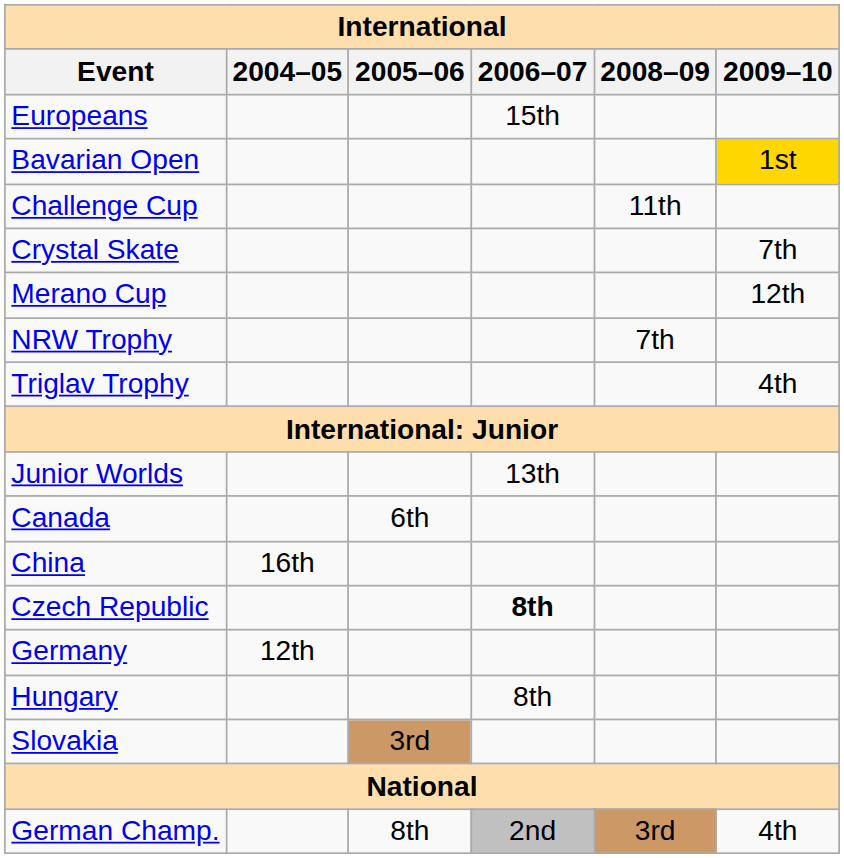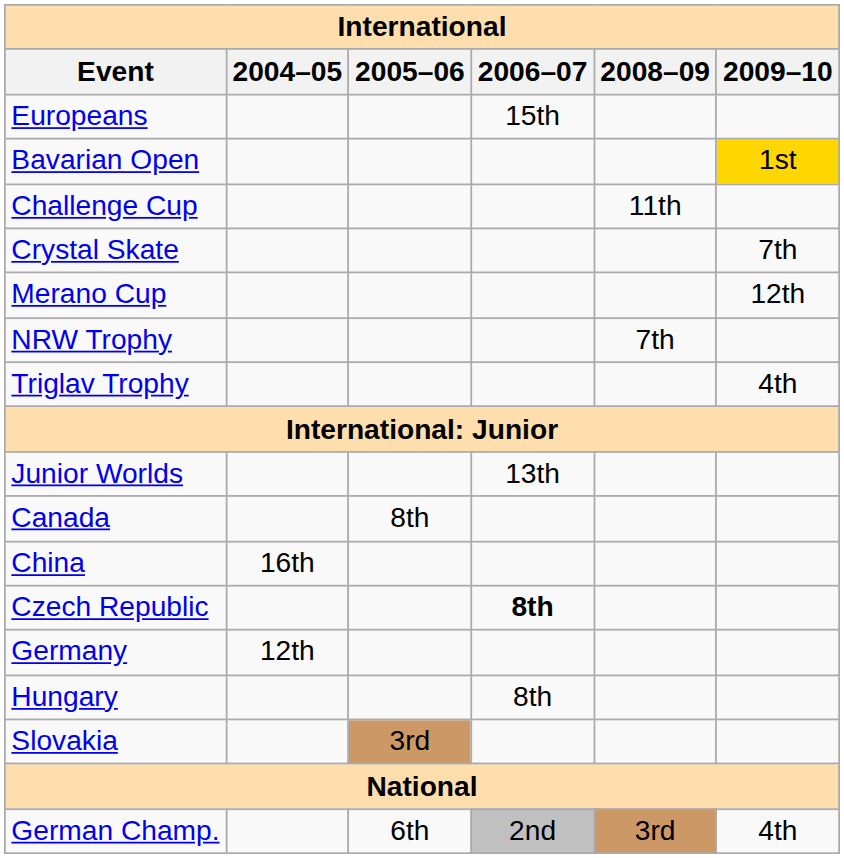(410, 518) 6th -> (410, 518) 8th
(410, 830) 8th -> (410, 830) 6th
